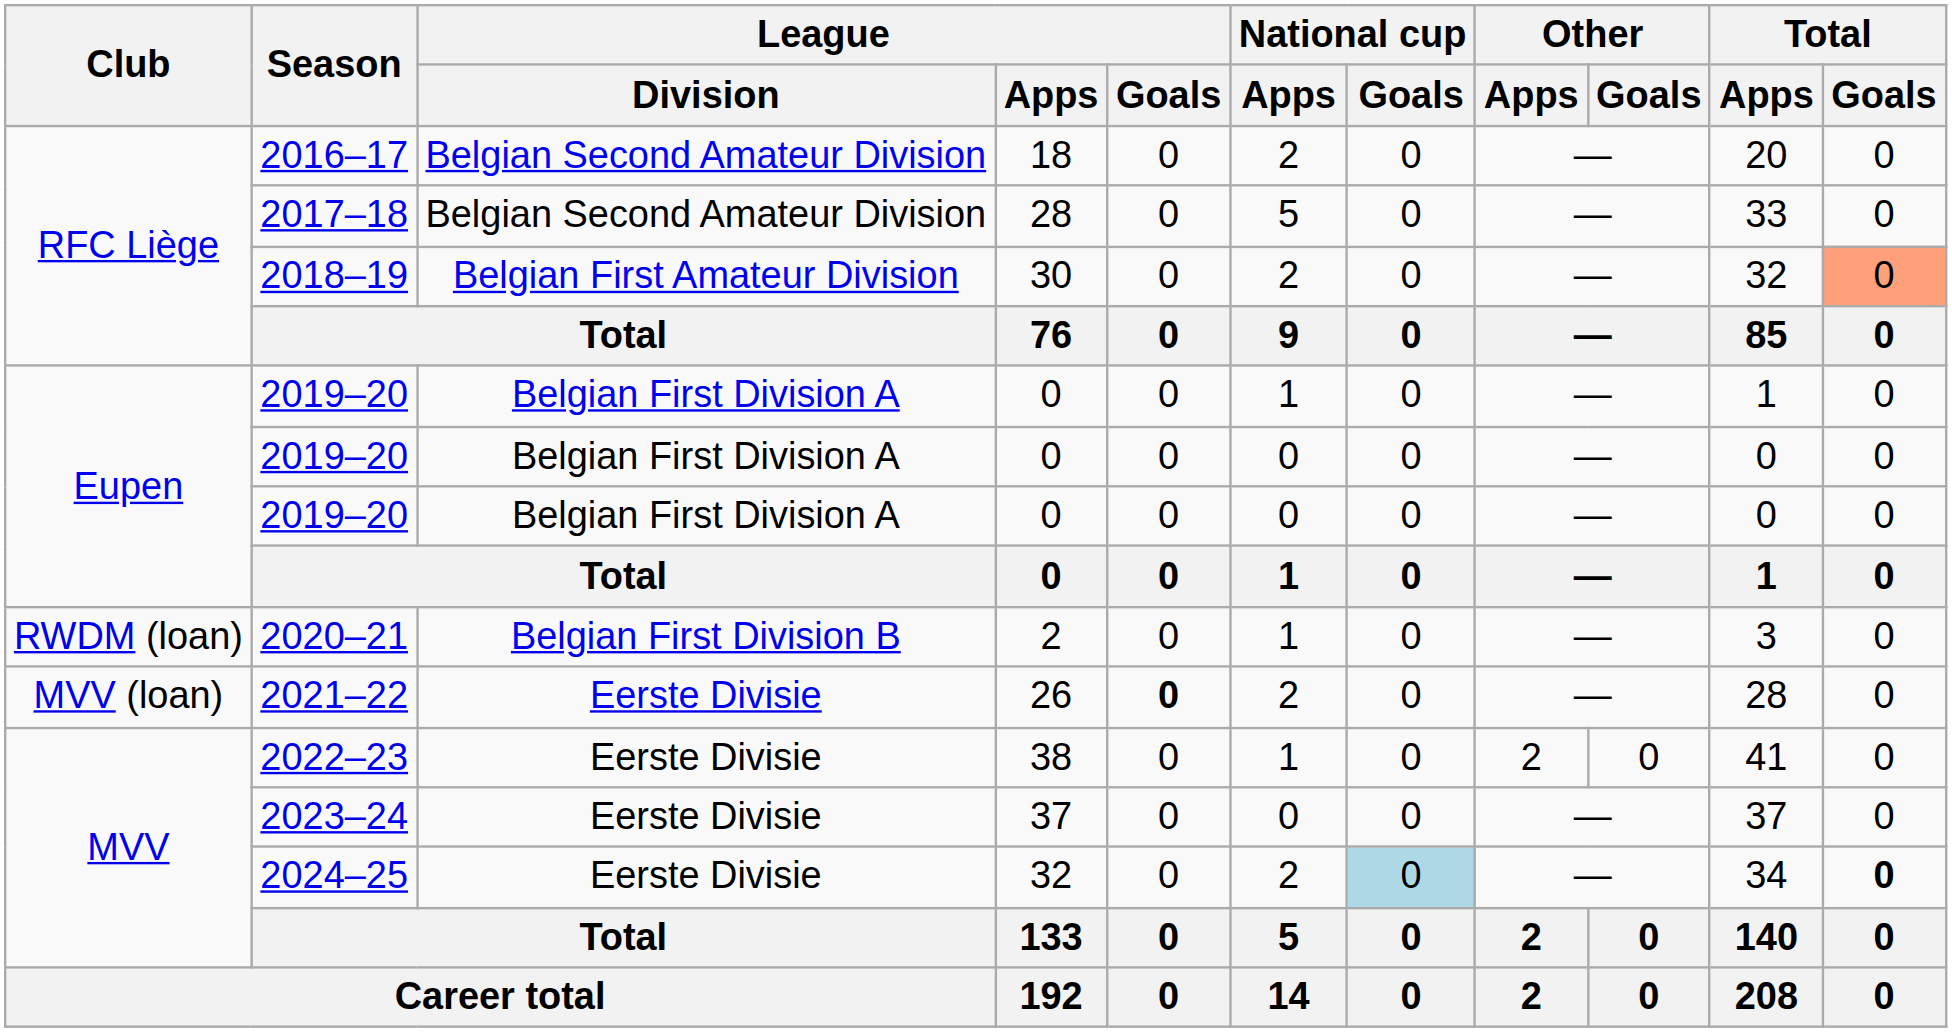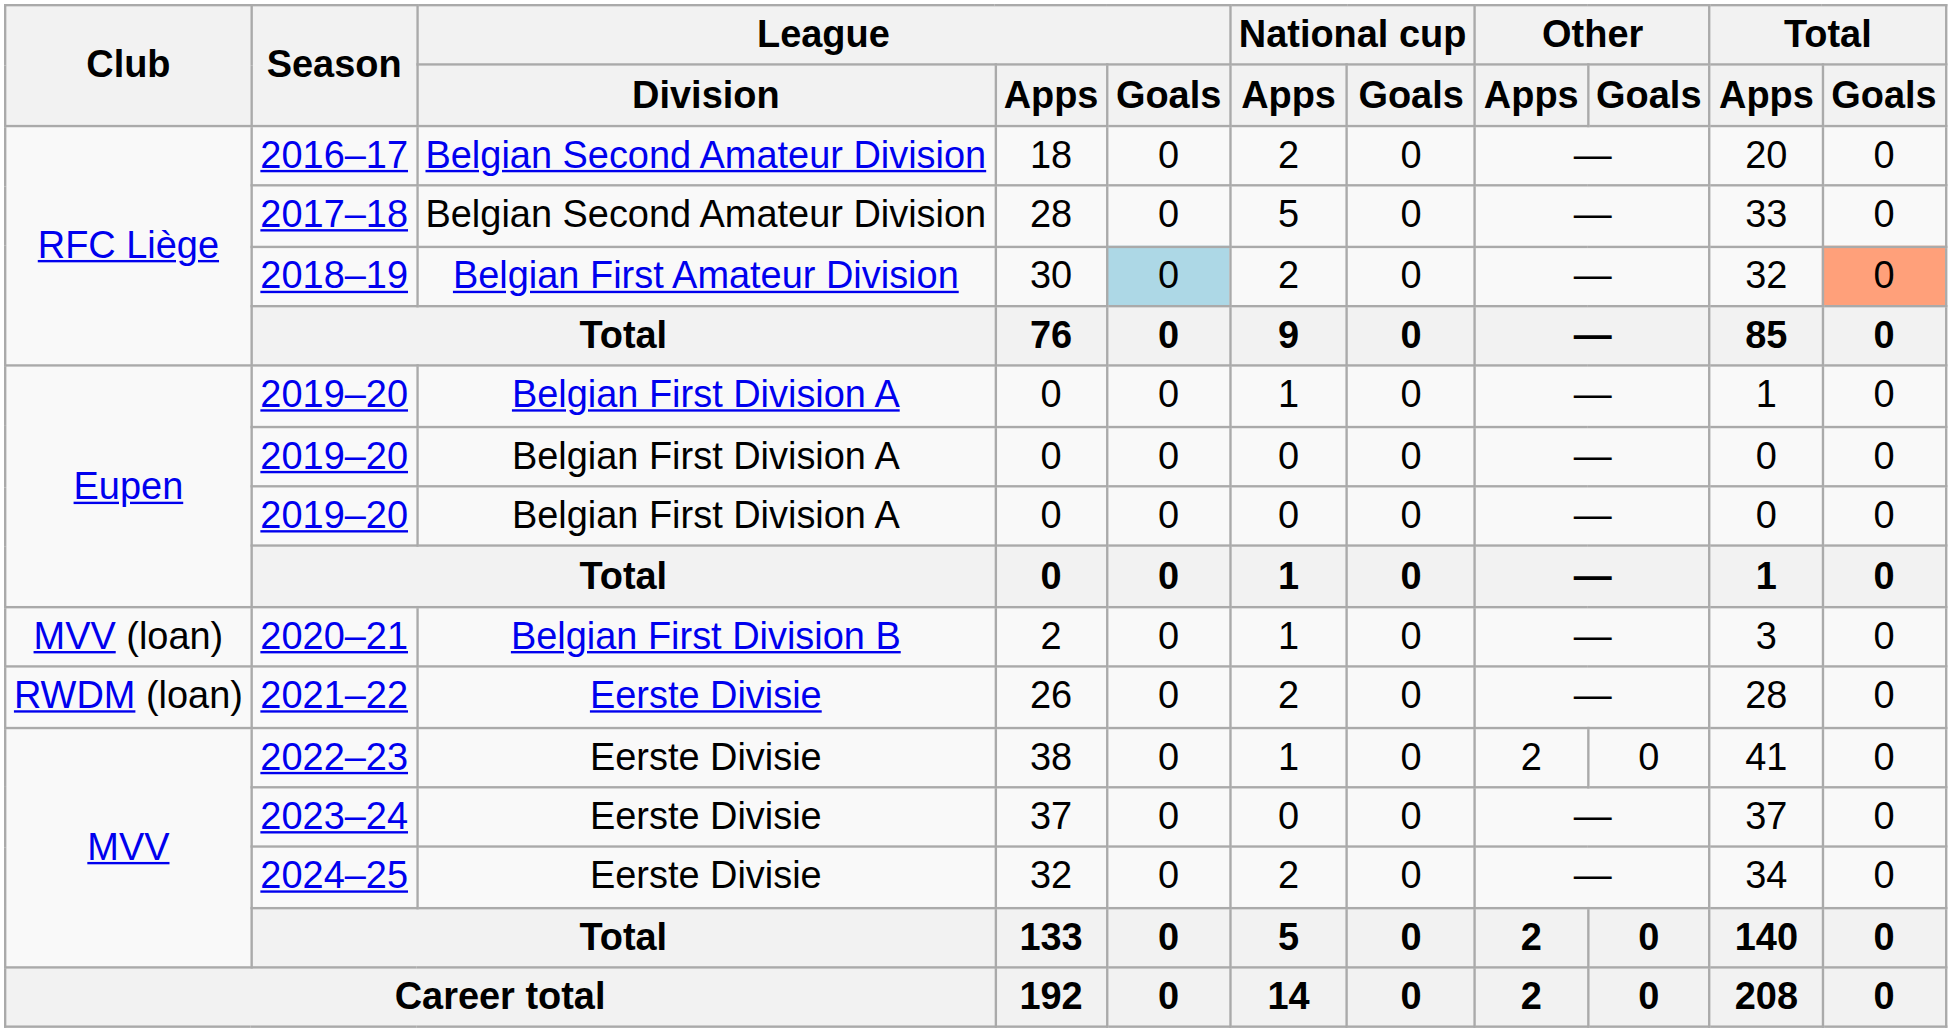(1169, 275) no background -> (1169, 275) lightblue background
(128, 635) RWDM (loan) -> (128, 635) MVV (loan)
(128, 696) MVV (loan) -> (128, 696) RWDM (loan)
(1169, 696) bold -> (1169, 696) normal
(1411, 876) lightblue background -> (1411, 876) no background
(1884, 876) bold -> (1884, 876) normal
